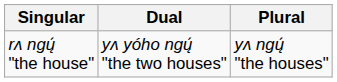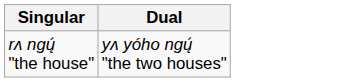- column: (282, 17)
